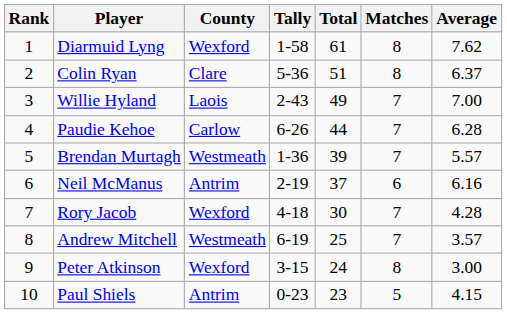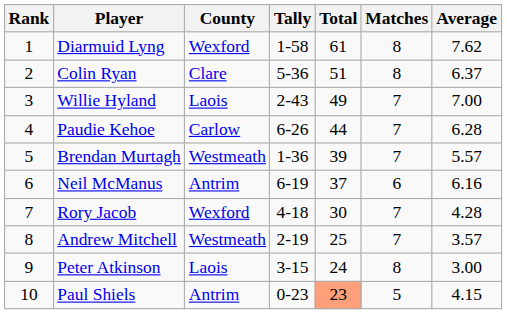(293, 184) 2-19 -> (293, 184) 6-19
(293, 239) 6-19 -> (293, 239) 2-19
(219, 267) Wexford -> (208, 267) Laois
(338, 294) no background -> (338, 294) lightsalmon background
